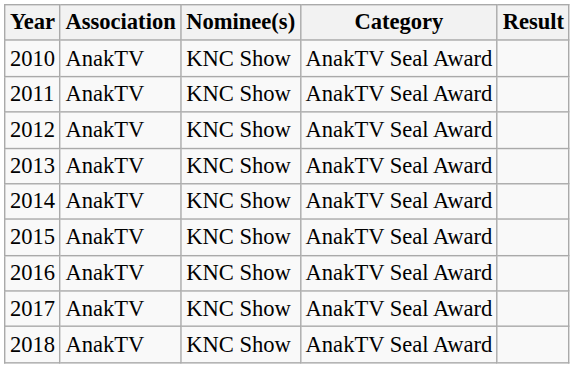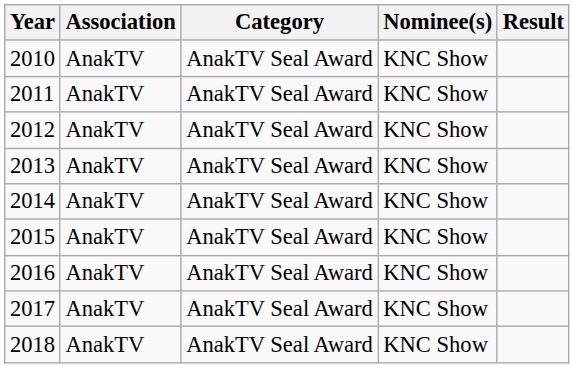columns swapped: (399, 22) <-> (241, 22)
